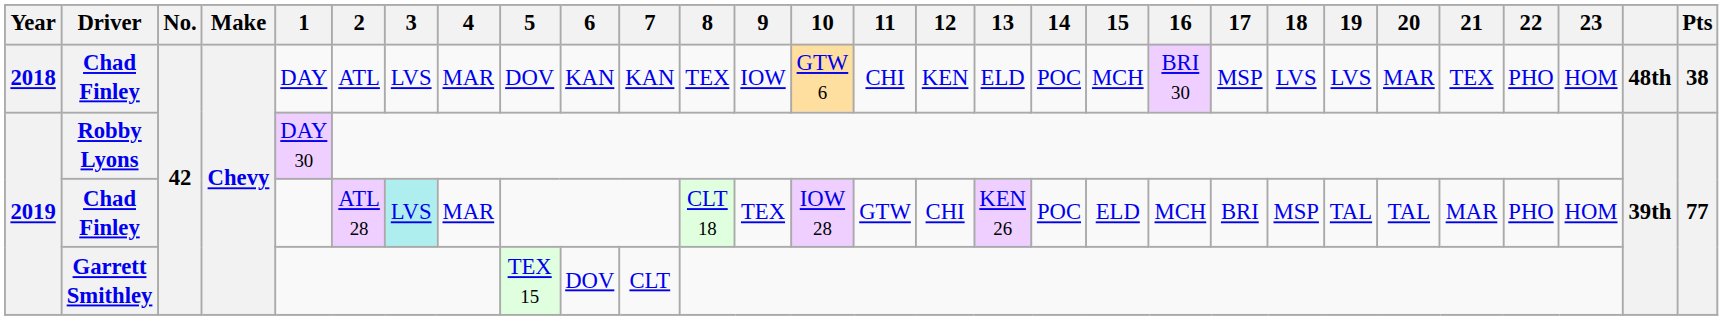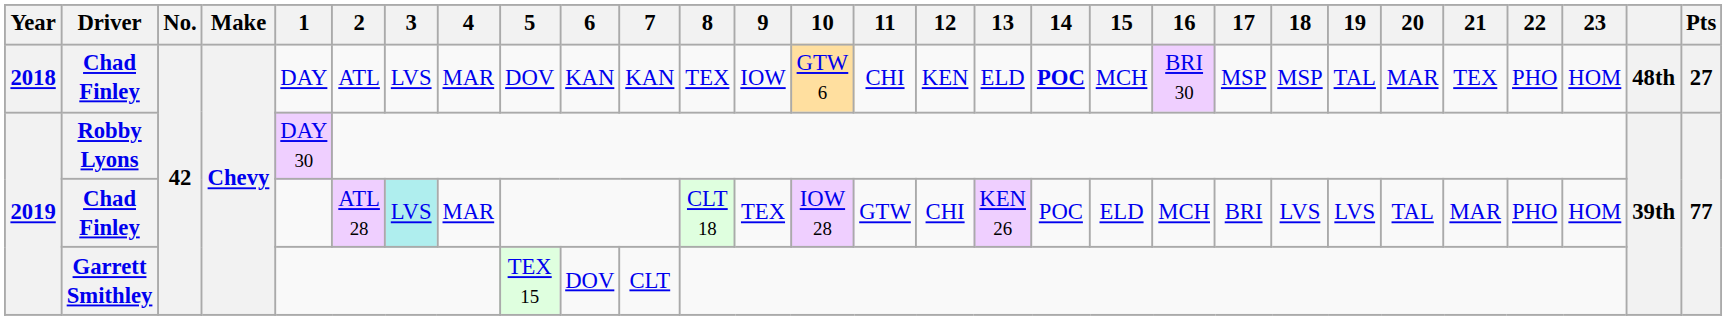(1059, 77) normal -> (1061, 77) bold
(1296, 77) LVS -> (1300, 77) MSP
(1351, 77) LVS -> (1355, 77) TAL
(1697, 77) 38 -> (1701, 77) 27
(1296, 212) MSP -> (1300, 212) LVS
(1351, 212) TAL -> (1355, 212) LVS
